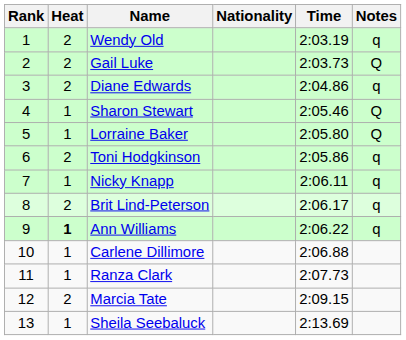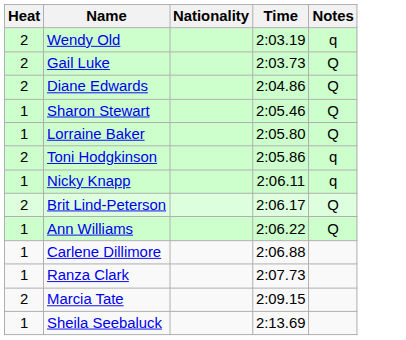- column: (26, 16)
(376, 87) q -> (333, 87) Q
(376, 205) q -> (333, 205) Q
(67, 228) bold -> (24, 228) normal
(376, 228) q -> (333, 228) Q
